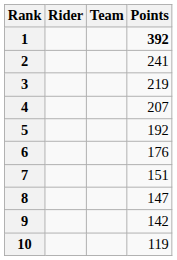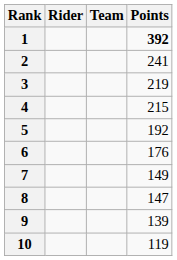(158, 107) 207 -> (158, 107) 215
(158, 175) 151 -> (158, 175) 149
(158, 221) 142 -> (158, 221) 139
